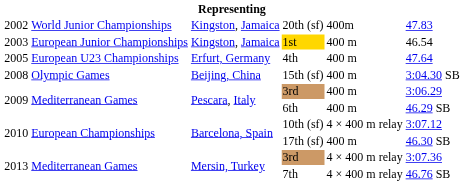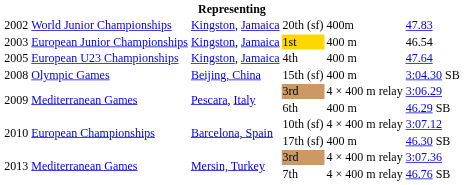(231, 58) Erfurt, Germany -> (235, 58) Kingston, Jamaica
(342, 91) 400 m -> (365, 91) 4 × 400 m relay
